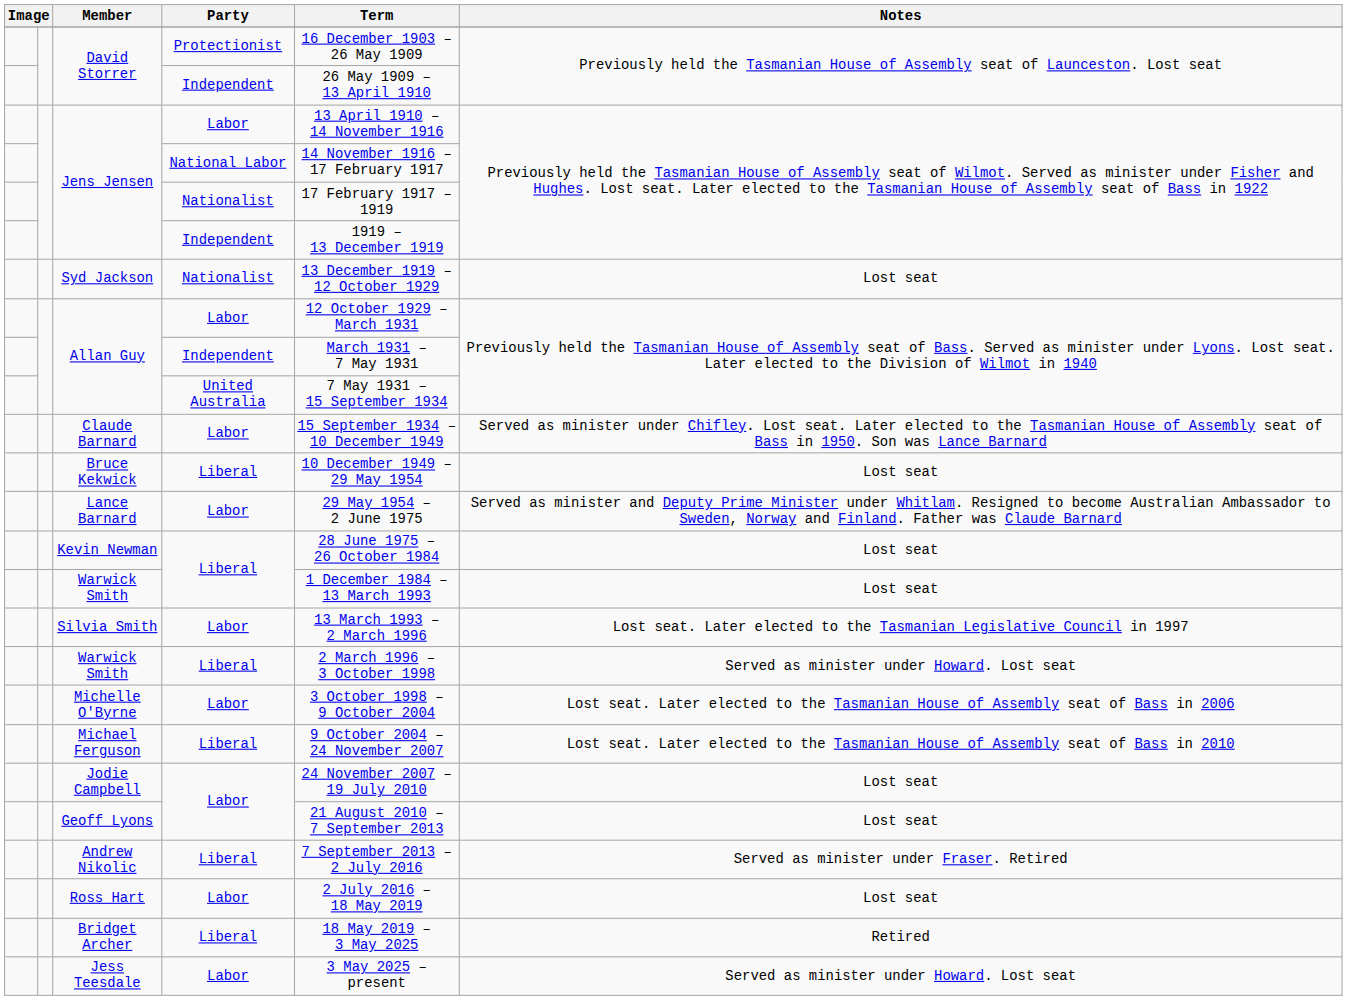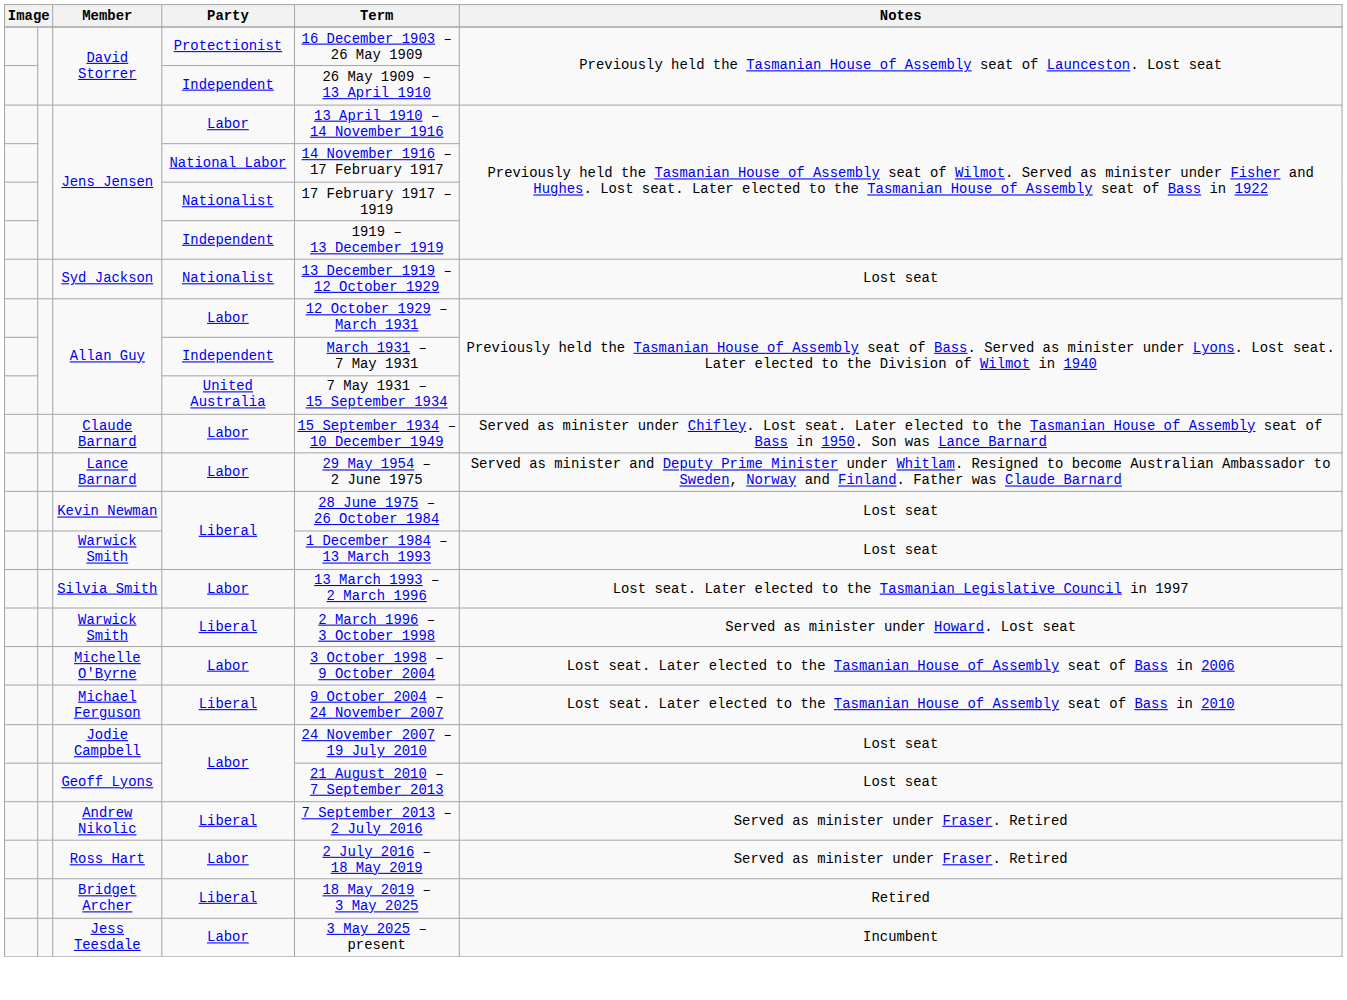- row: (107, 472)
(901, 898) Lost seat -> (901, 860) Served as minister under Fraser. Retired
(901, 976) Served as minister under Howard. Lost seat -> (901, 937) Incumbent
